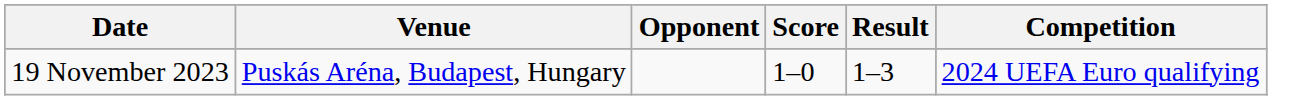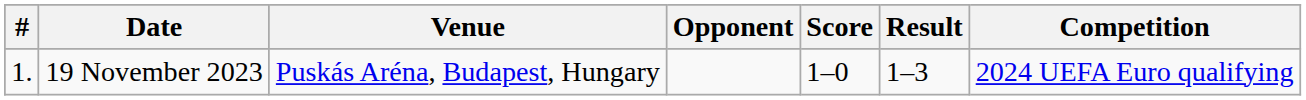+ column: (22, 26)
